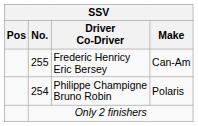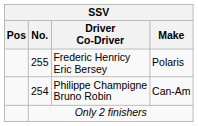(171, 63) Can-Am -> (168, 63) Polaris
(168, 91) Polaris -> (171, 91) Can-Am
